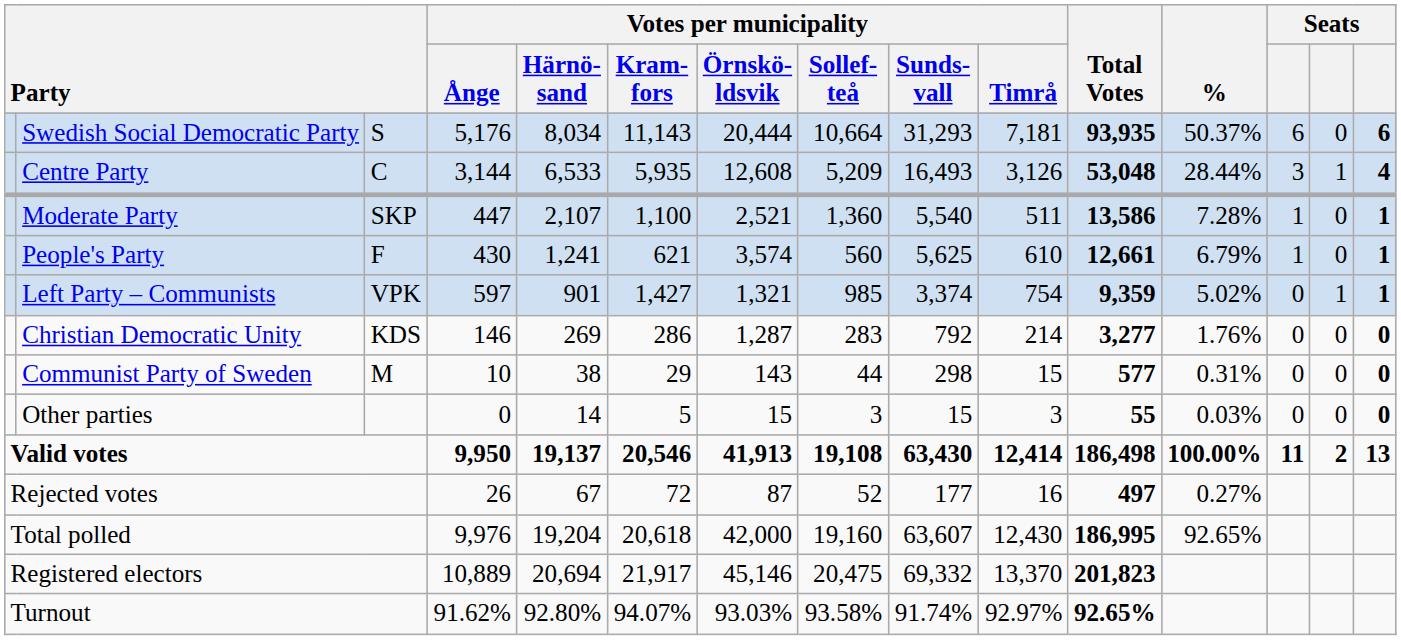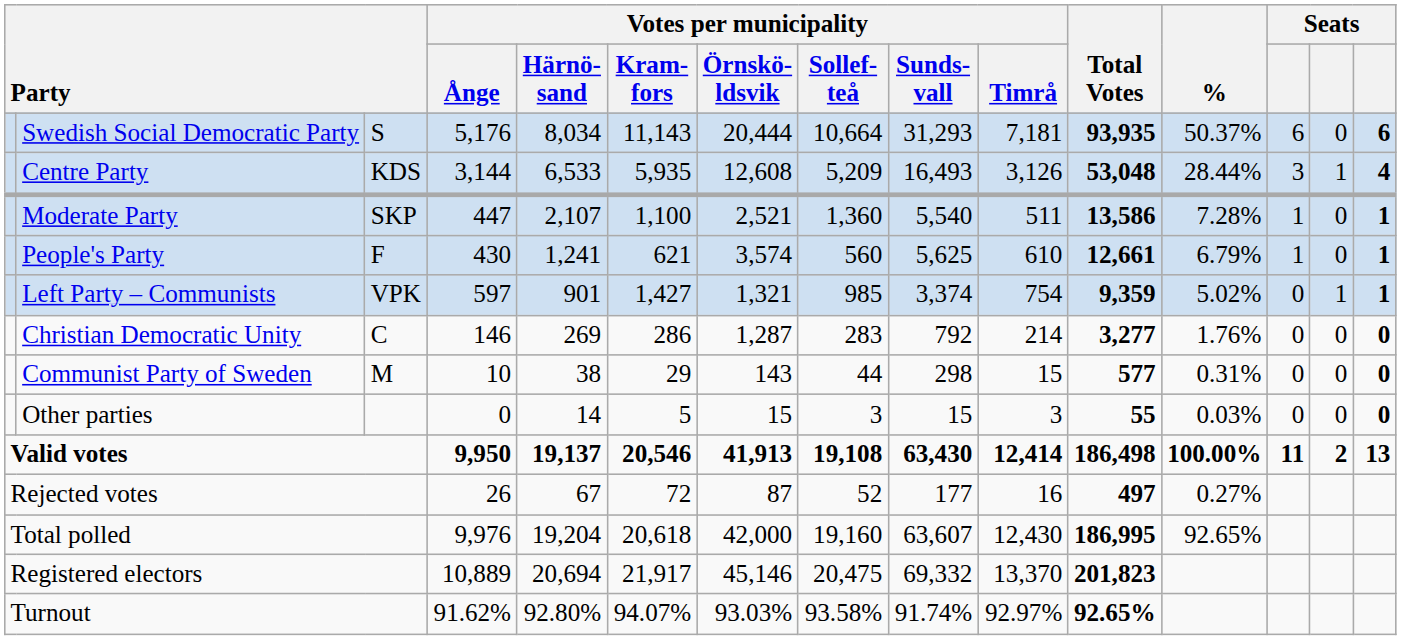(379, 172) C -> (396, 172) KDS
(396, 334) KDS -> (379, 334) C
